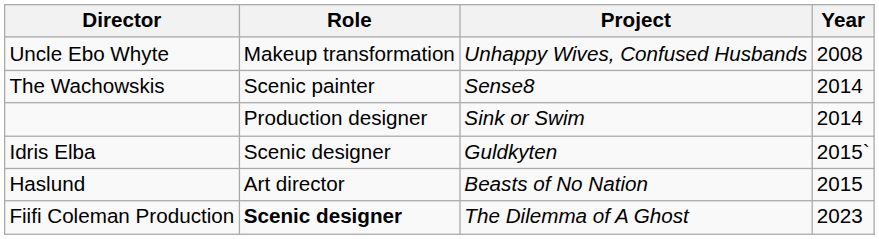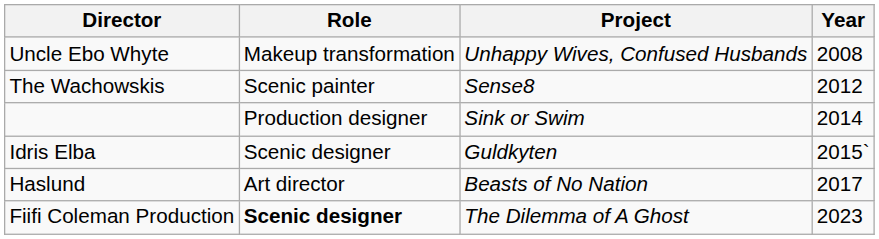(840, 86) 2014 -> (840, 86) 2012
(840, 184) 2015 -> (840, 184) 2017
